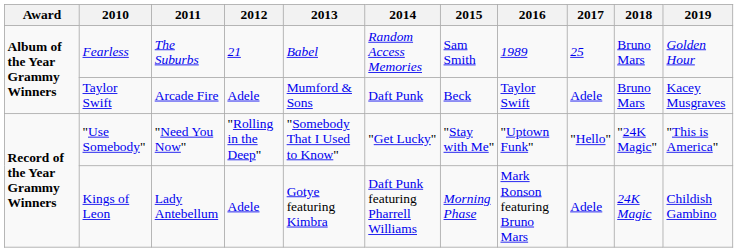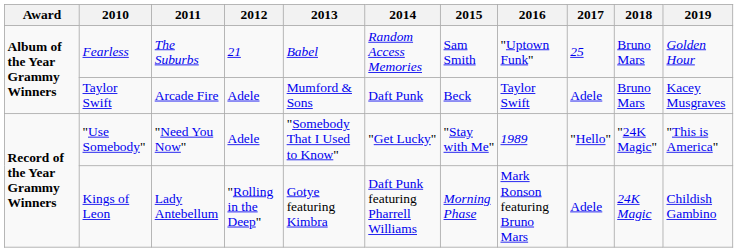(514, 51) 1989 -> (525, 51) "Uptown Funk"
(250, 139) "Rolling in the Deep" -> (243, 139) Adele
(525, 139) "Uptown Funk" -> (514, 139) 1989
(243, 206) Adele -> (250, 206) "Rolling in the Deep"
